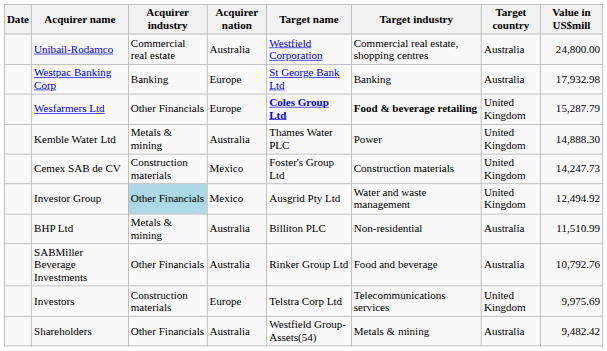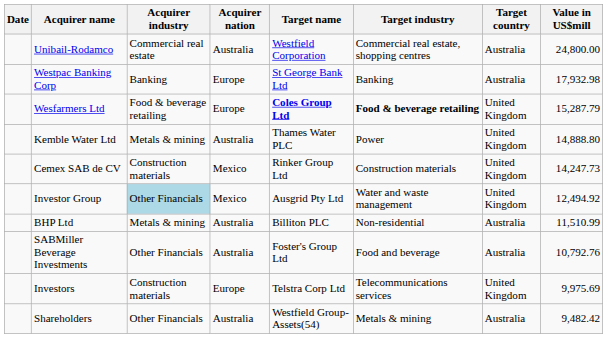(167, 109) Other Financials -> (168, 109) Food & beverage retailing
(578, 139) 14,888.30 -> (578, 139) 14,888.80
(302, 169) Foster's Group Ltd -> (303, 169) Rinker Group Ltd
(309, 265) Rinker Group Ltd -> (305, 252) Foster's Group Ltd
